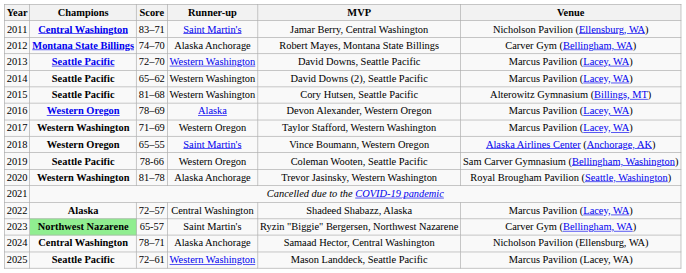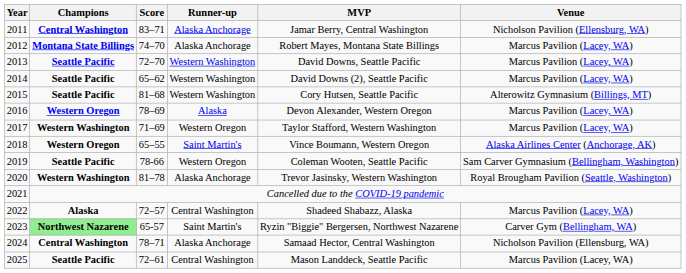(212, 29) Saint Martin's -> (212, 29) Alaska Anchorage
(571, 45) Carver Gym (Bellingham, WA) -> (571, 45) Marcus Pavilion (Lacey, WA)
(212, 260) Western Washington -> (212, 260) Central Washington
